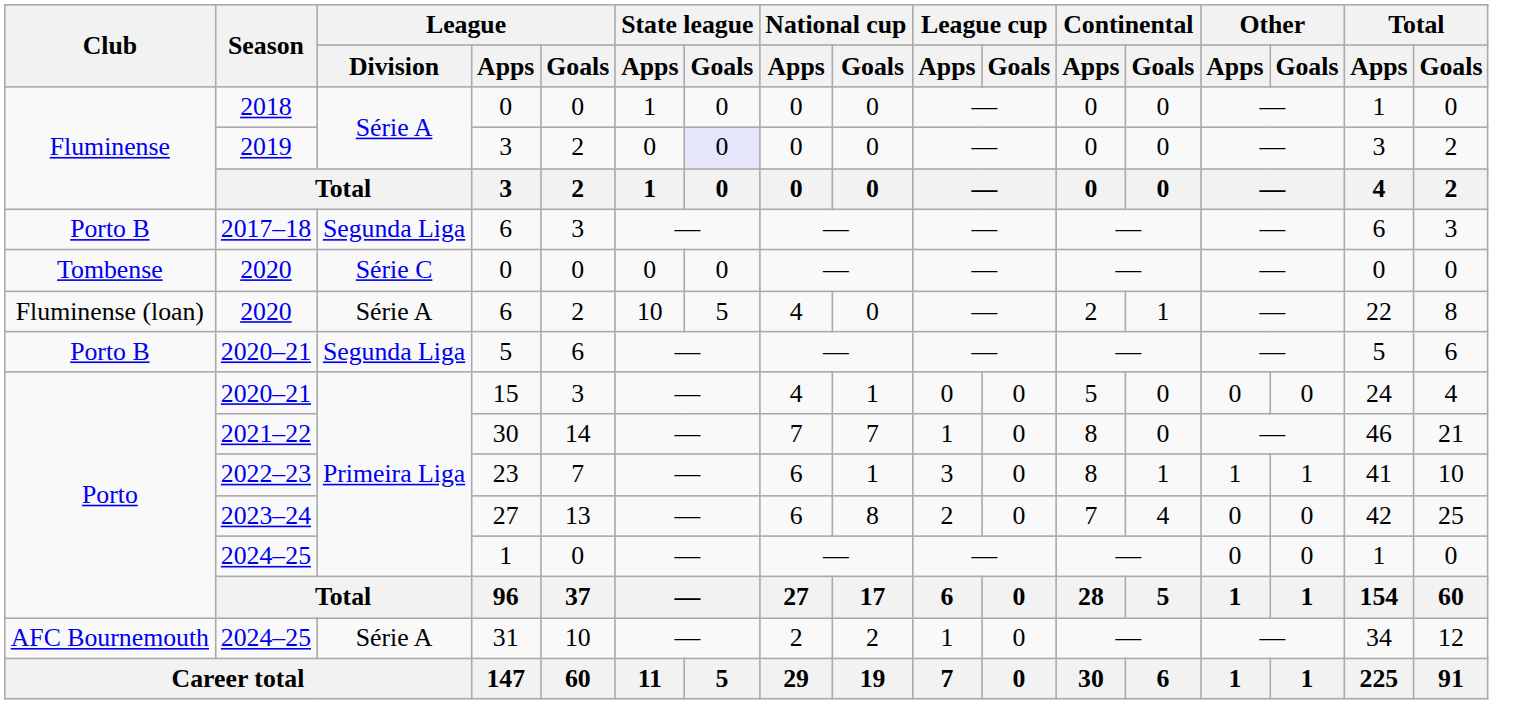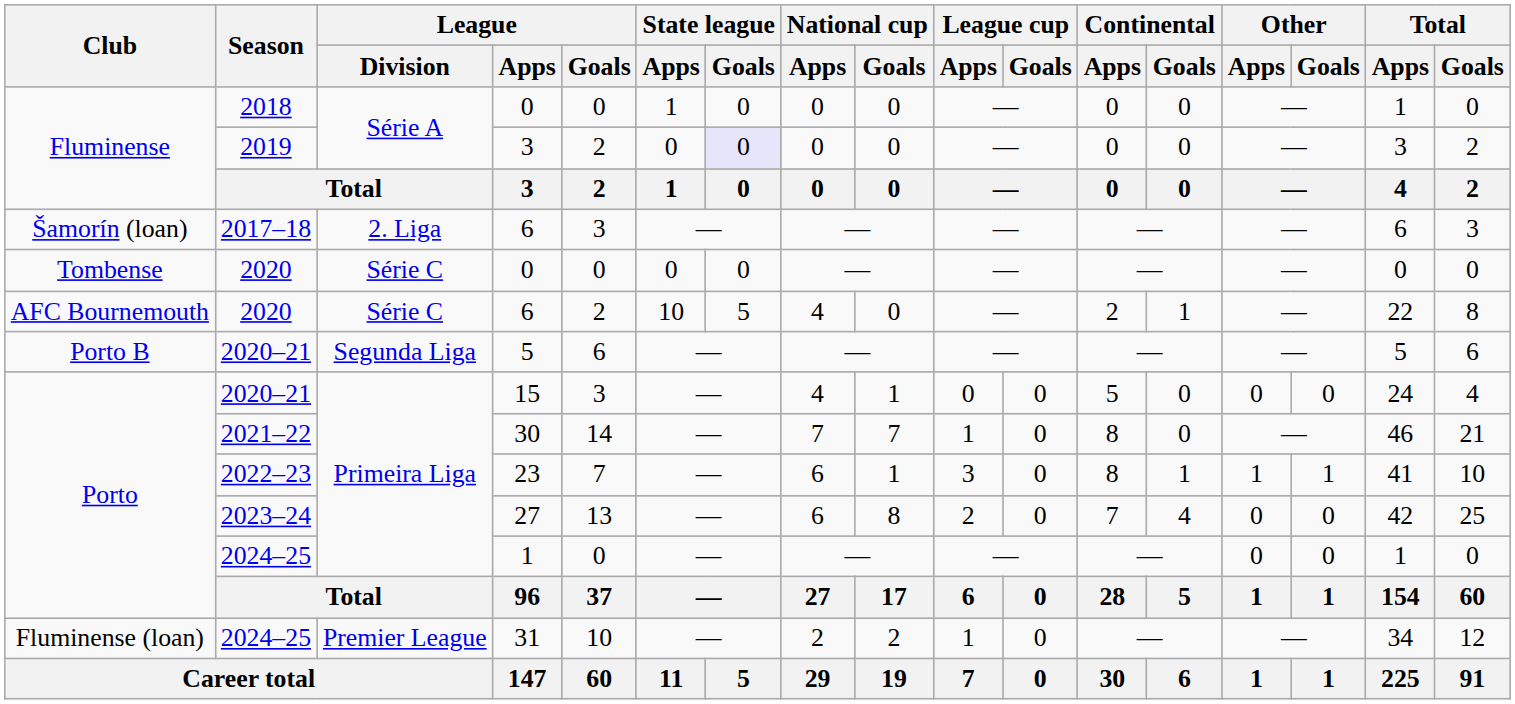(110, 229) Porto B -> (110, 229) Šamorín (loan)
(394, 229) Segunda Liga -> (405, 229) 2. Liga
(110, 310) Fluminense (loan) -> (110, 310) AFC Bournemouth
(394, 310) Série A -> (405, 310) Série C
(110, 637) AFC Bournemouth -> (110, 637) Fluminense (loan)
(394, 637) Série A -> (405, 637) Premier League
